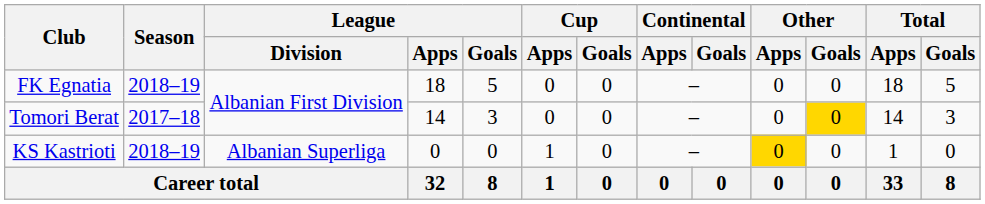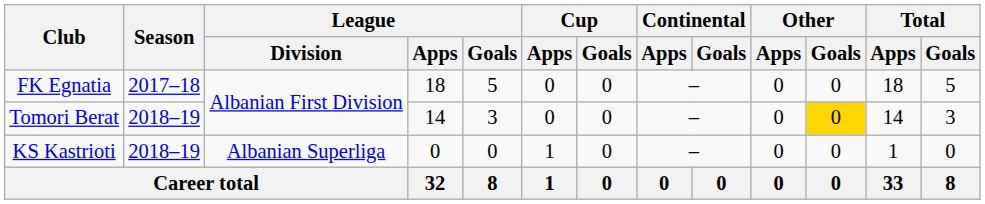(164, 85) 2018–19 -> (164, 85) 2017–18
(164, 118) 2017–18 -> (164, 118) 2018–19
(779, 150) gold background -> (779, 150) no background
